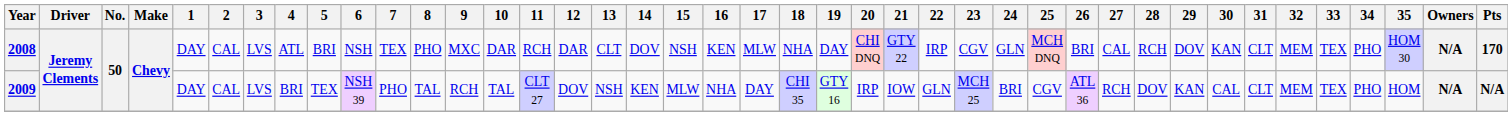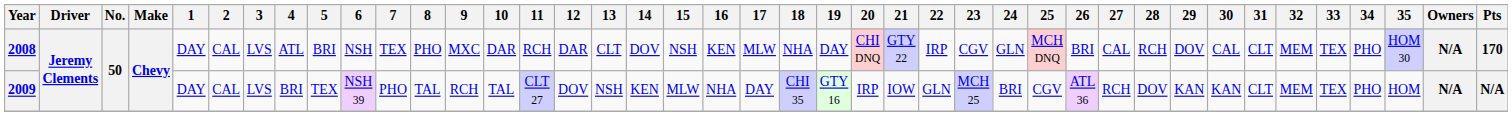(1226, 49) KAN -> (1226, 49) CAL
(1226, 90) CAL -> (1226, 90) KAN
